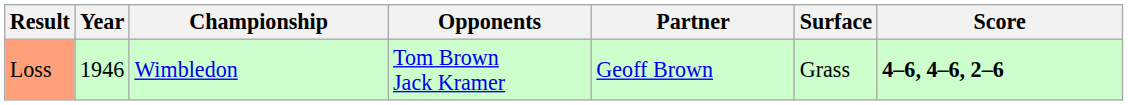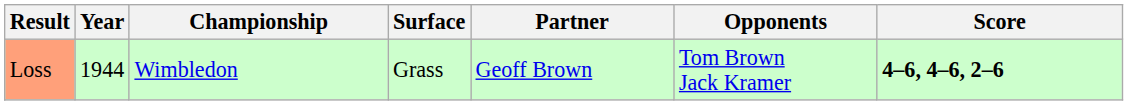columns swapped: (836, 22) <-> (490, 22)
(102, 69) 1946 -> (102, 69) 1944
